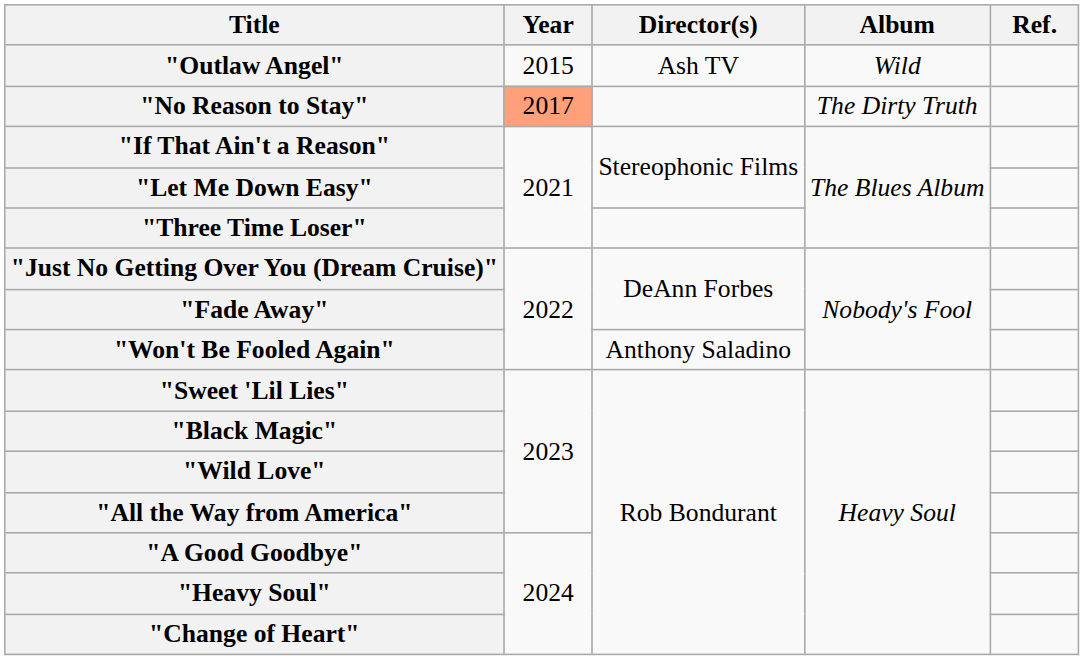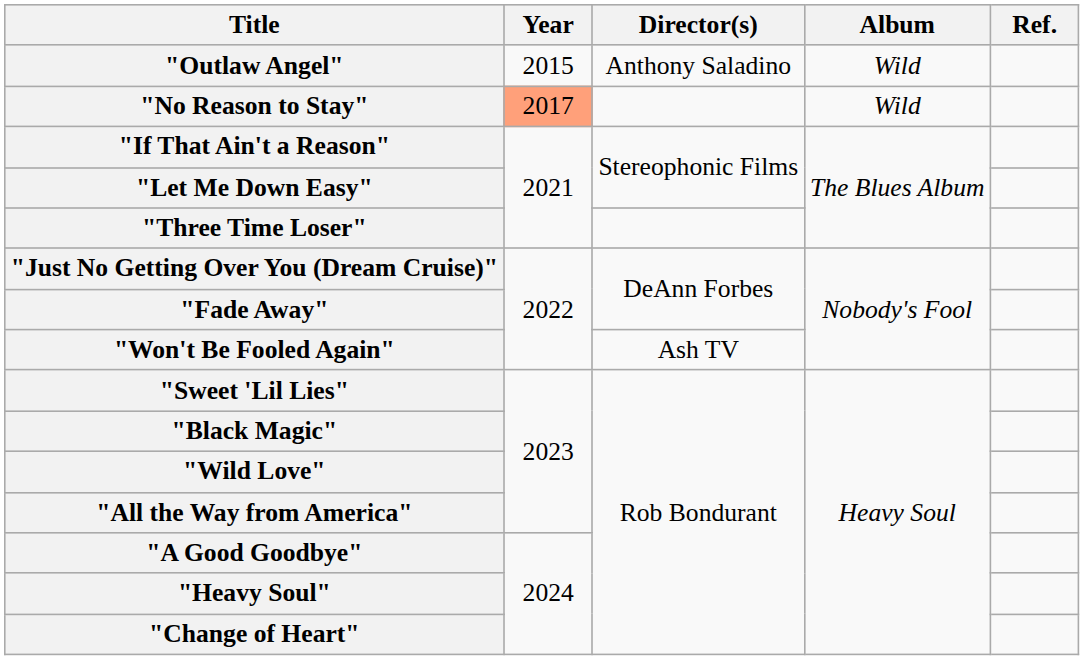(698, 65) Ash TV -> (698, 65) Anthony Saladino
(897, 106) The Dirty Truth -> (897, 106) Wild
(698, 349) Anthony Saladino -> (698, 349) Ash TV
